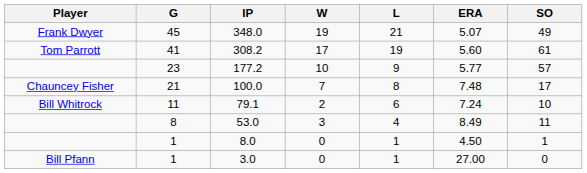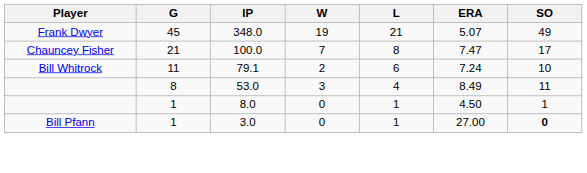- row: (248, 50)
- row: (248, 68)
(470, 86) 7.48 -> (470, 50) 7.47
(545, 159) normal -> (545, 123) bold
